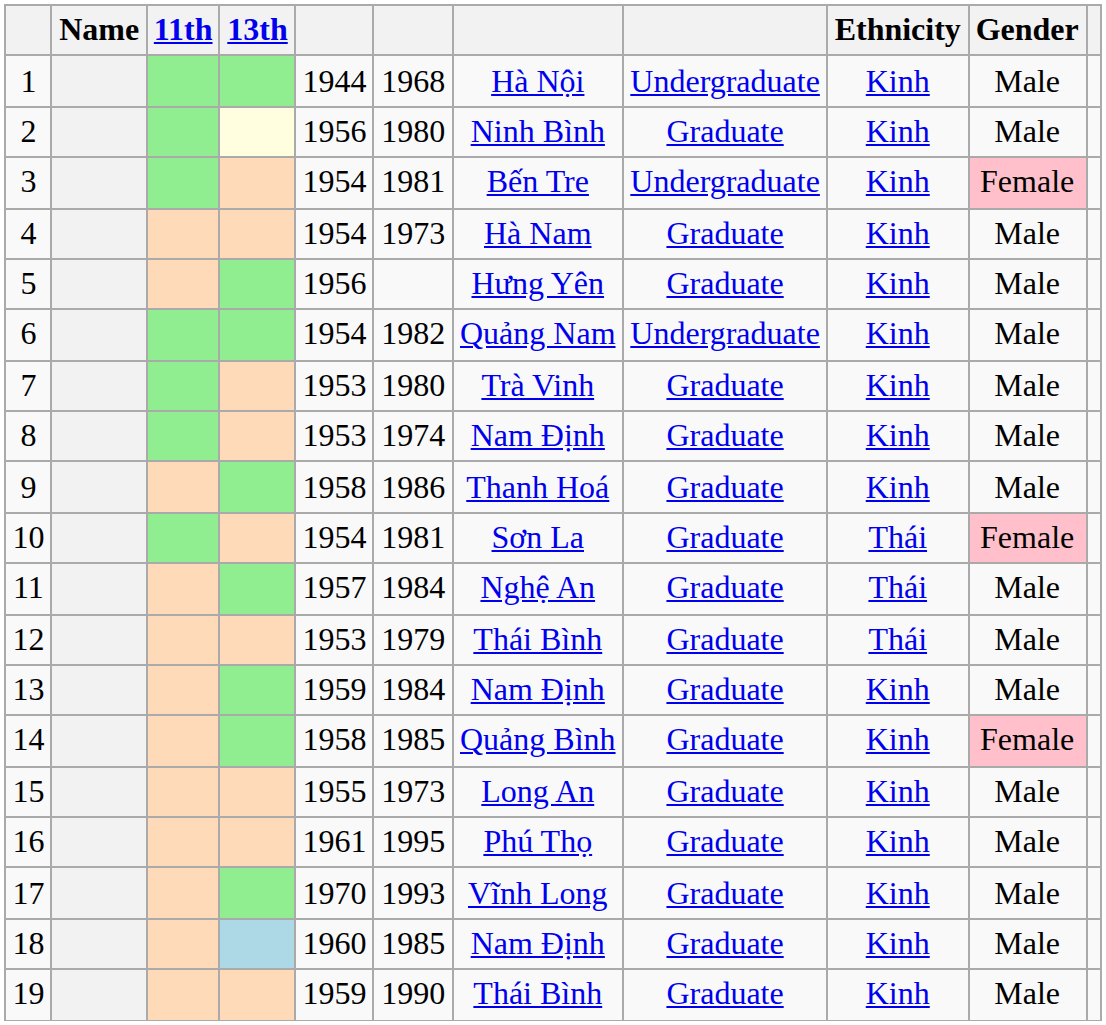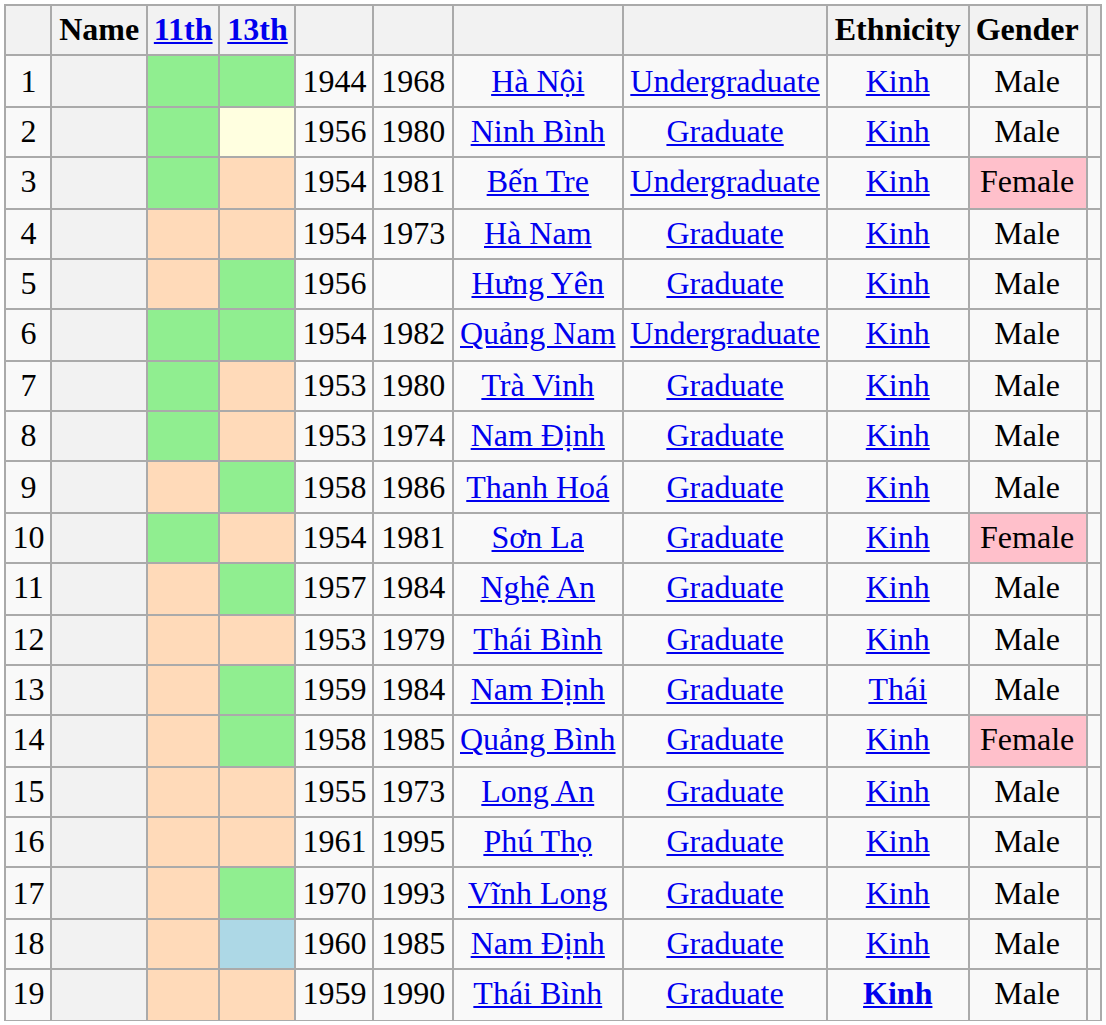(898, 537) Thái -> (898, 537) Kinh
(898, 588) Thái -> (898, 588) Kinh
(898, 638) Thái -> (898, 638) Kinh
(898, 689) Kinh -> (898, 689) Thái
(898, 994) normal -> (898, 994) bold
